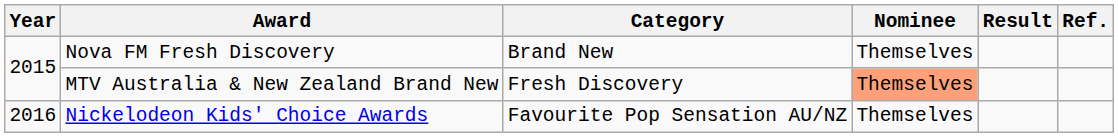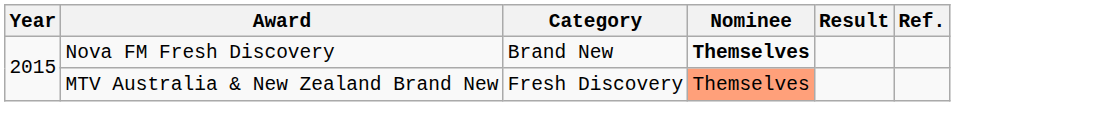(915, 52) normal -> (751, 52) bold
- row: (247, 116)
